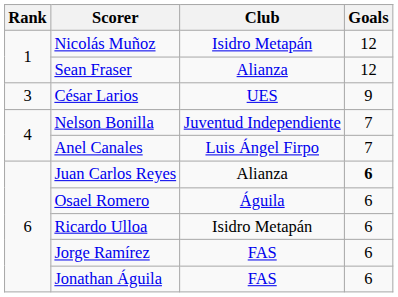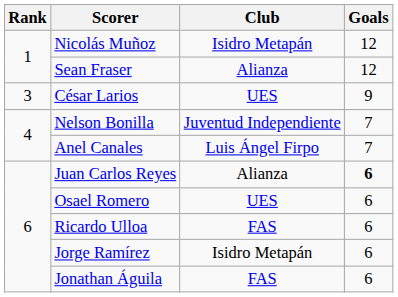(262, 200) Águila -> (262, 200) UES
(262, 226) Isidro Metapán -> (262, 226) FAS
(262, 252) FAS -> (262, 252) Isidro Metapán
